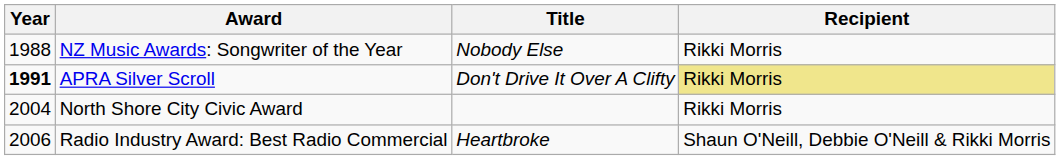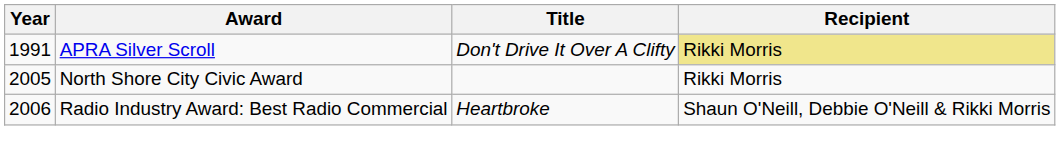- row: (231, 49)
(30, 79) bold -> (30, 49) normal
(30, 109) 2004 -> (30, 79) 2005
